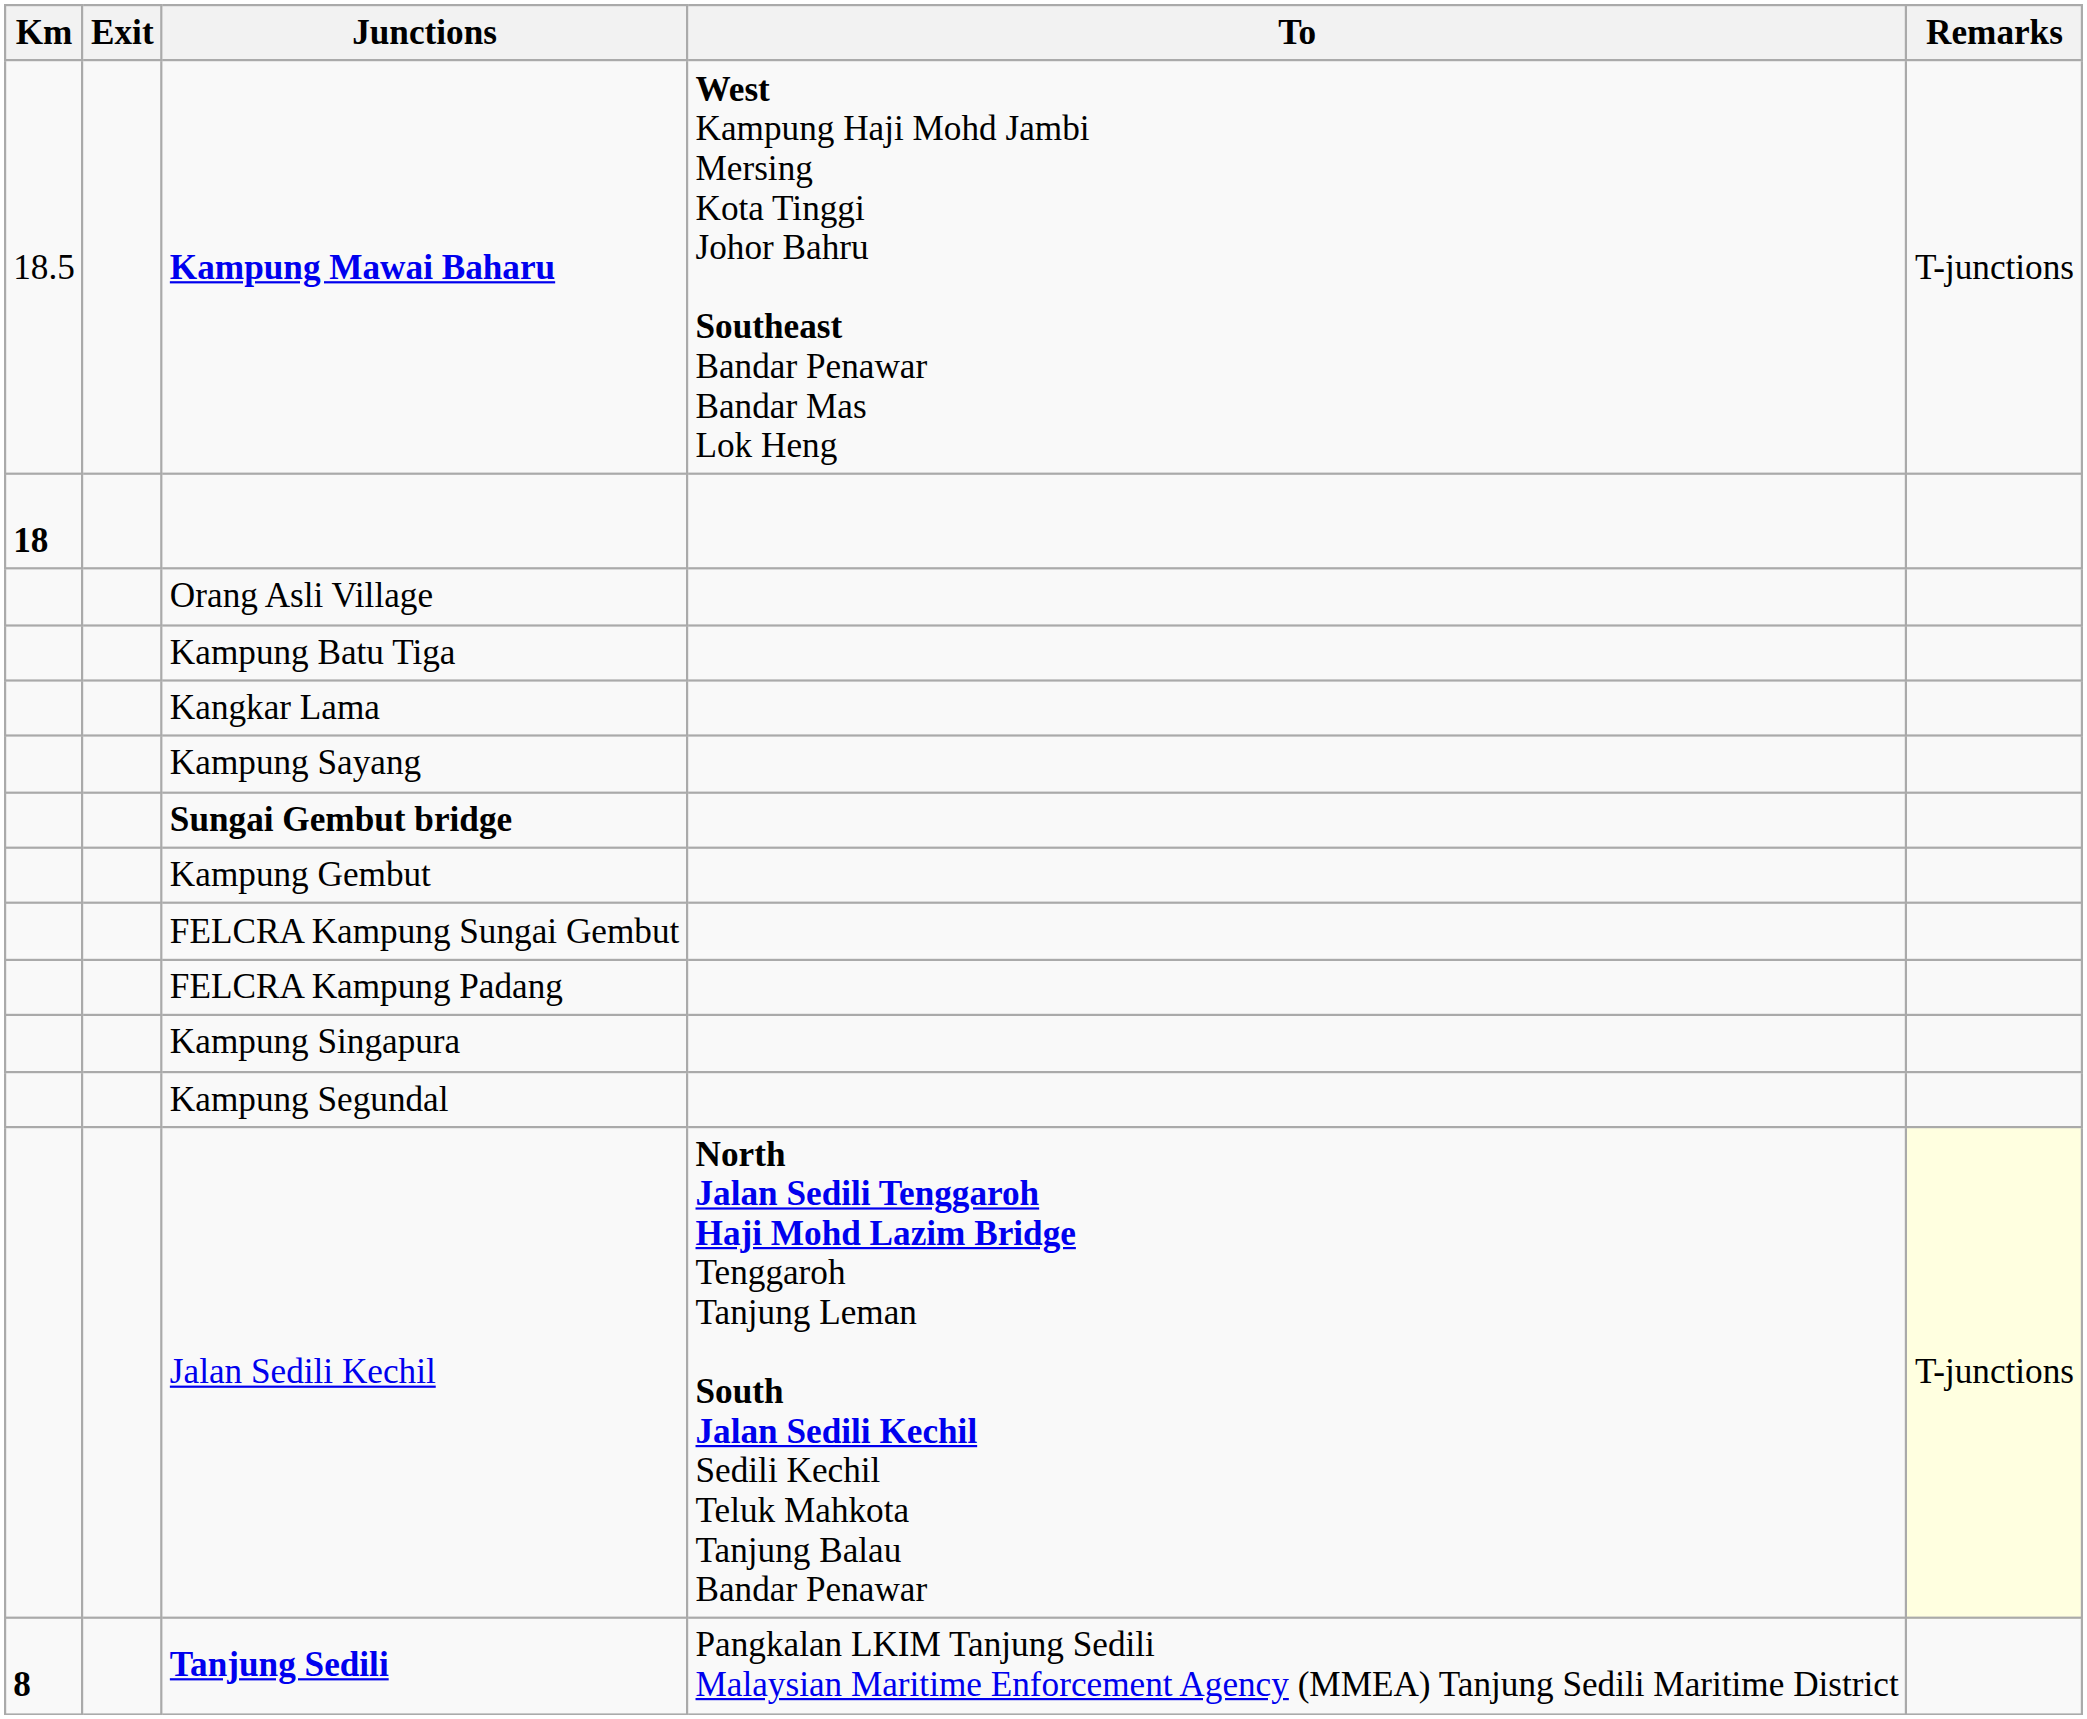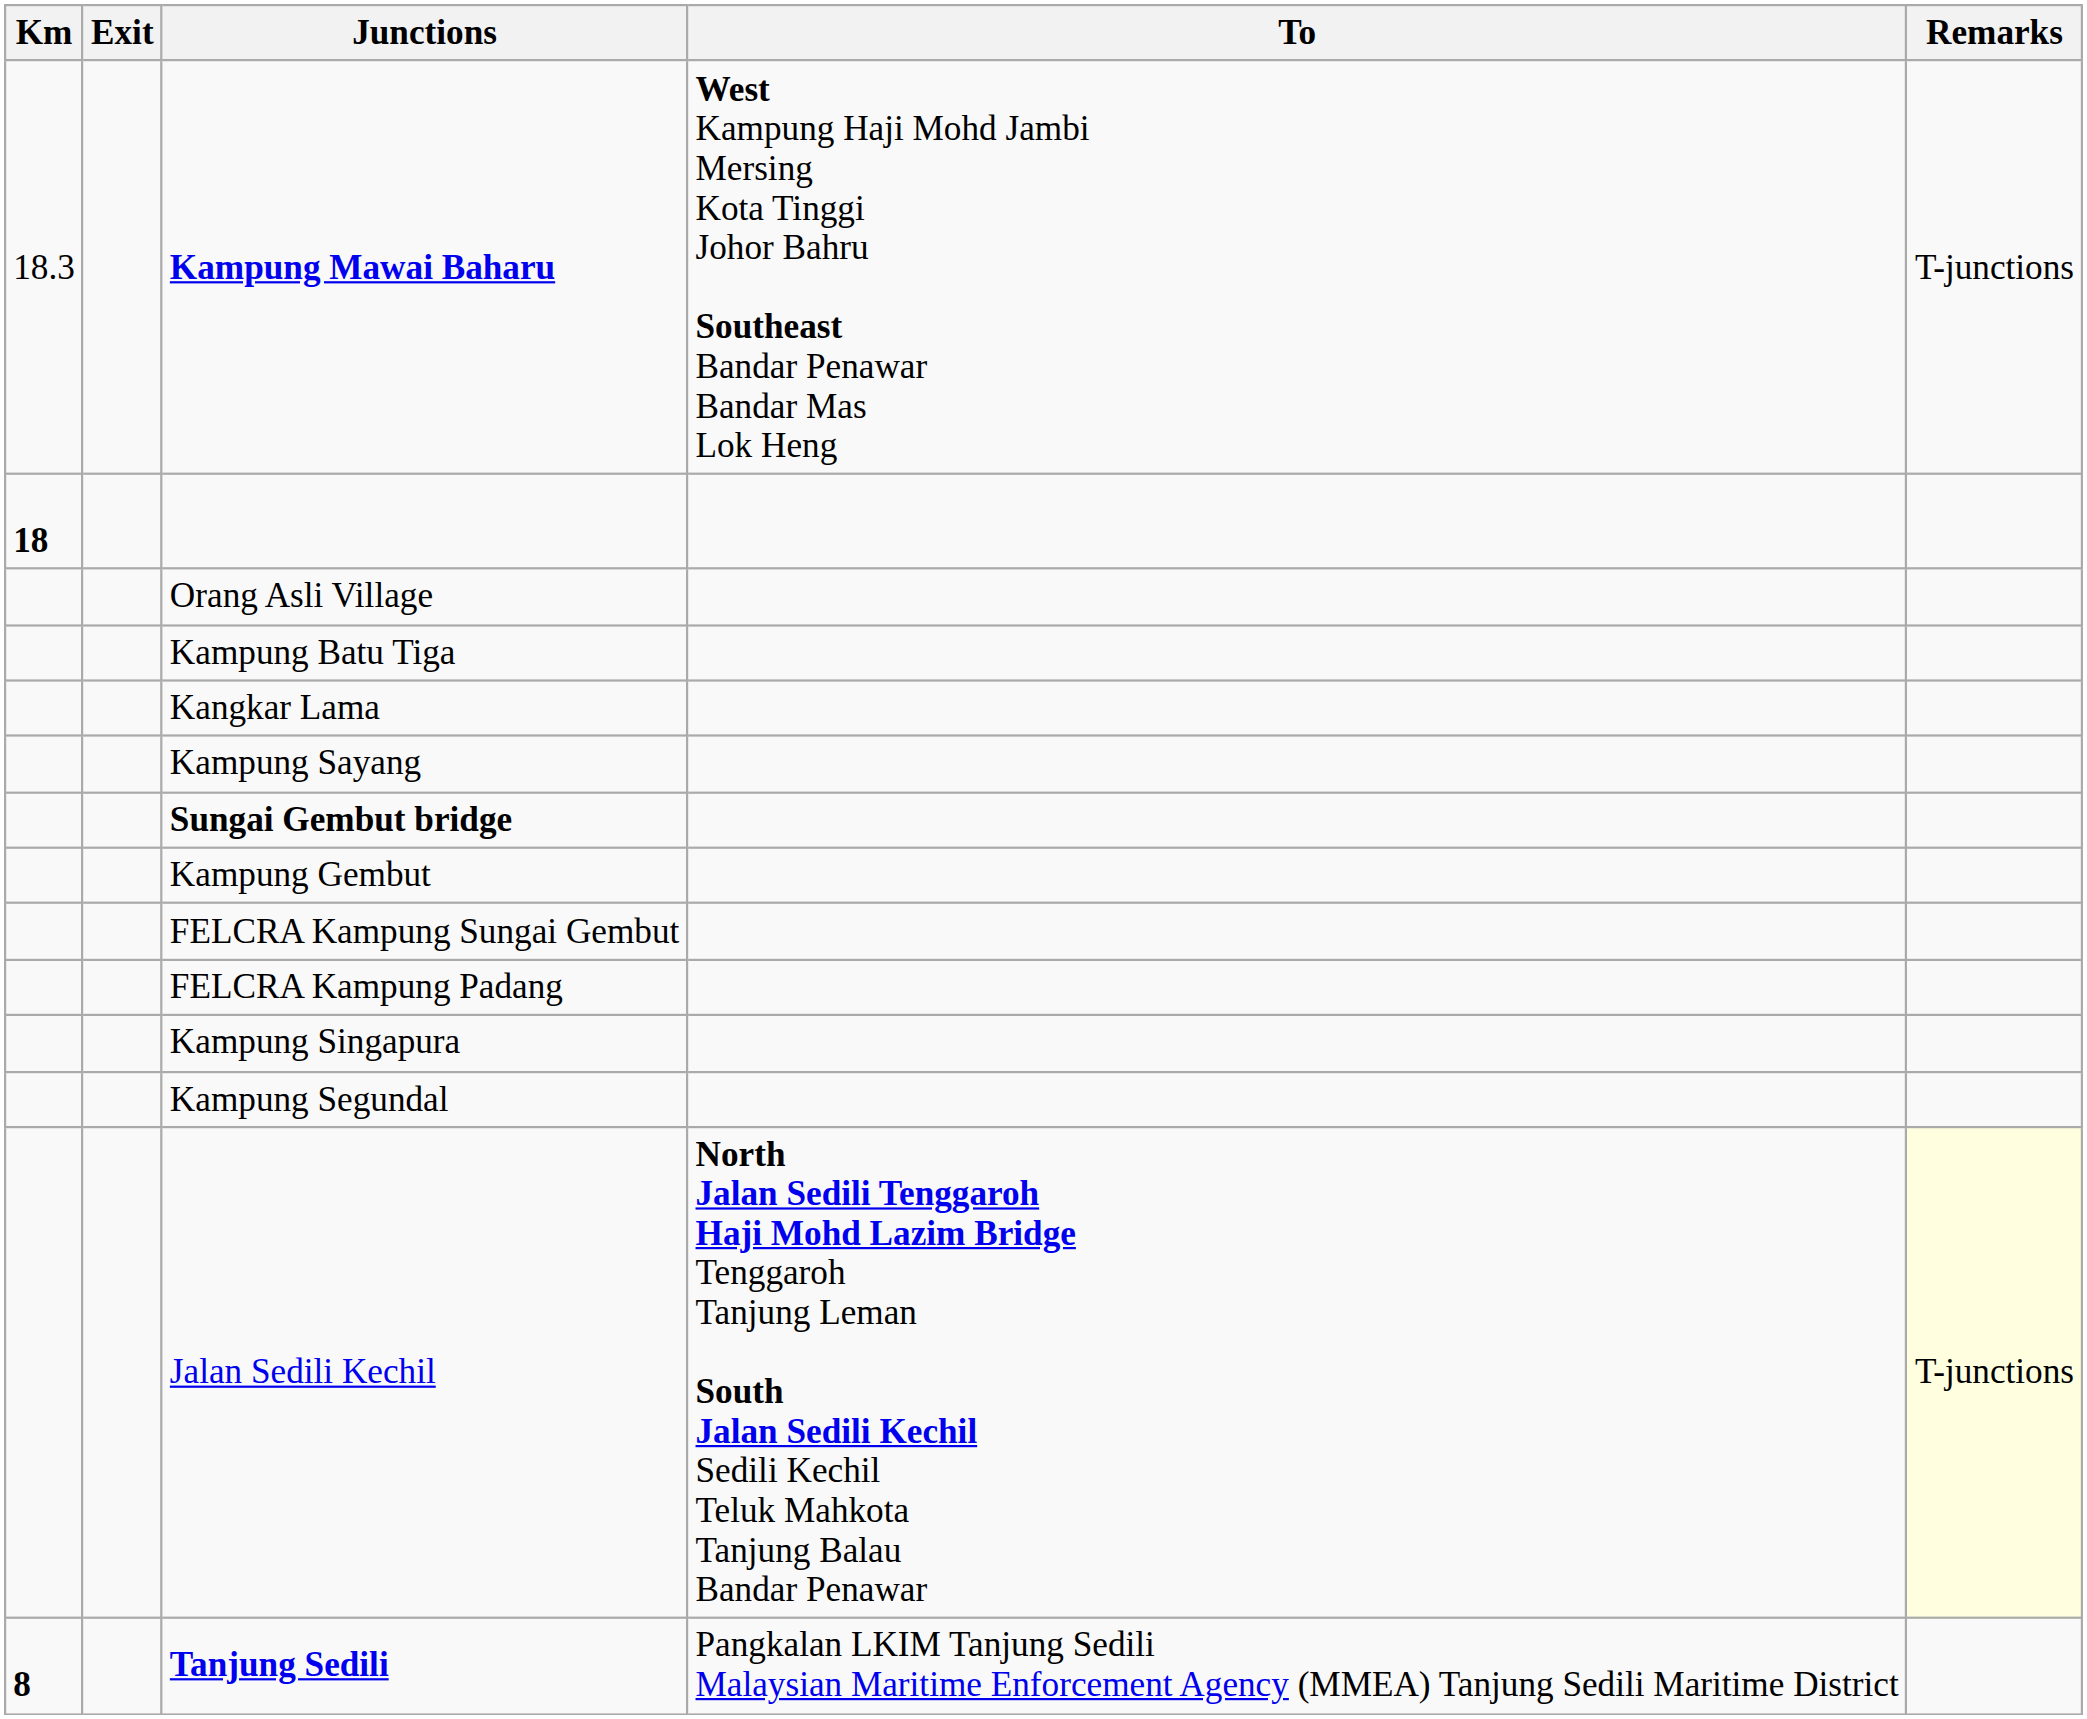(44, 266) 18.5 -> (44, 266) 18.3
